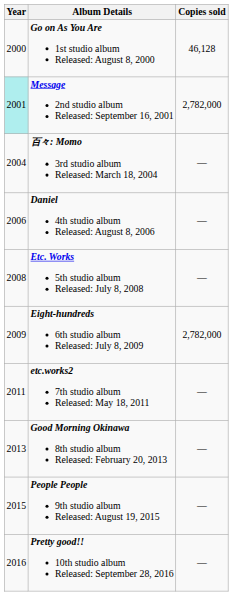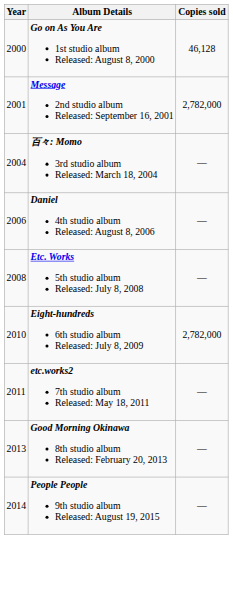(16, 105) paleturquoise background -> (16, 105) no background
(16, 335) 2009 -> (16, 335) 2010
(16, 505) 2015 -> (16, 505) 2014
- row: (102, 558)
